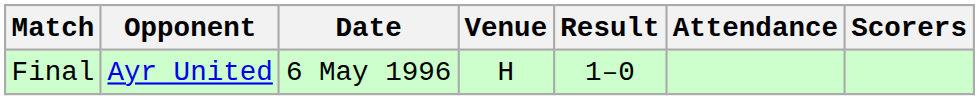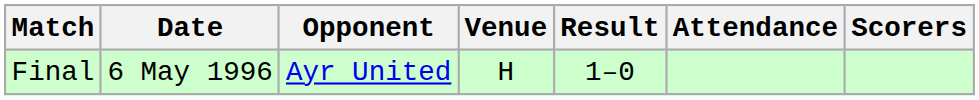columns swapped: (369, 28) <-> (190, 28)
